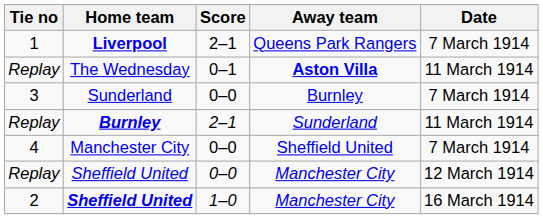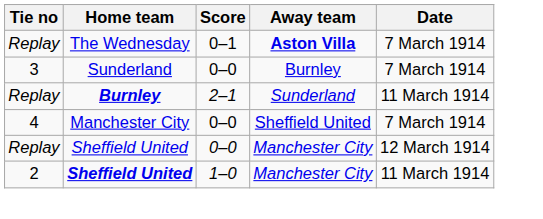- row: (130, 43)
(479, 69) 11 March 1914 -> (435, 43) 7 March 1914
(479, 200) 16 March 1914 -> (435, 174) 11 March 1914
